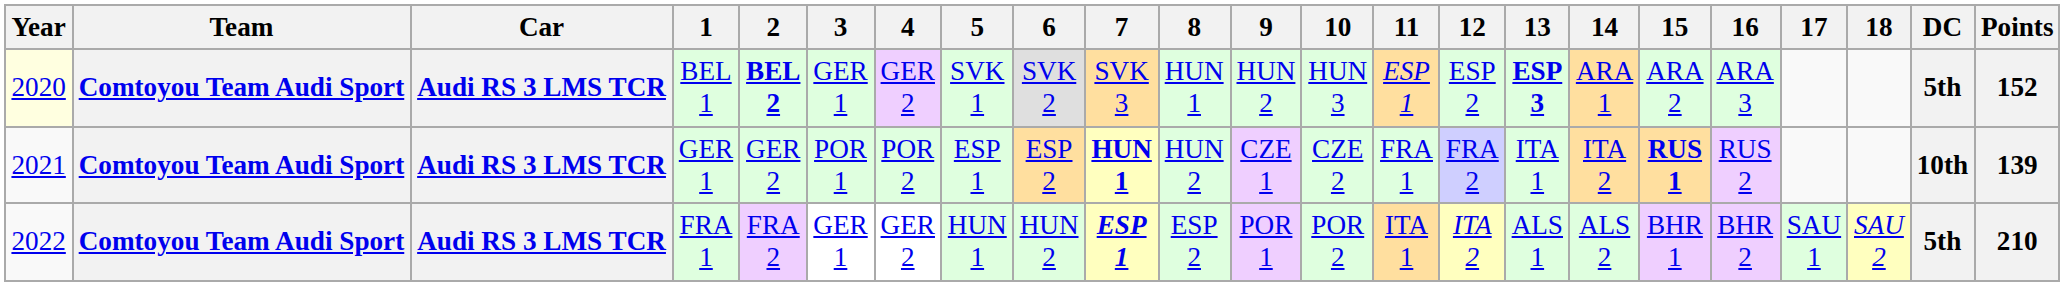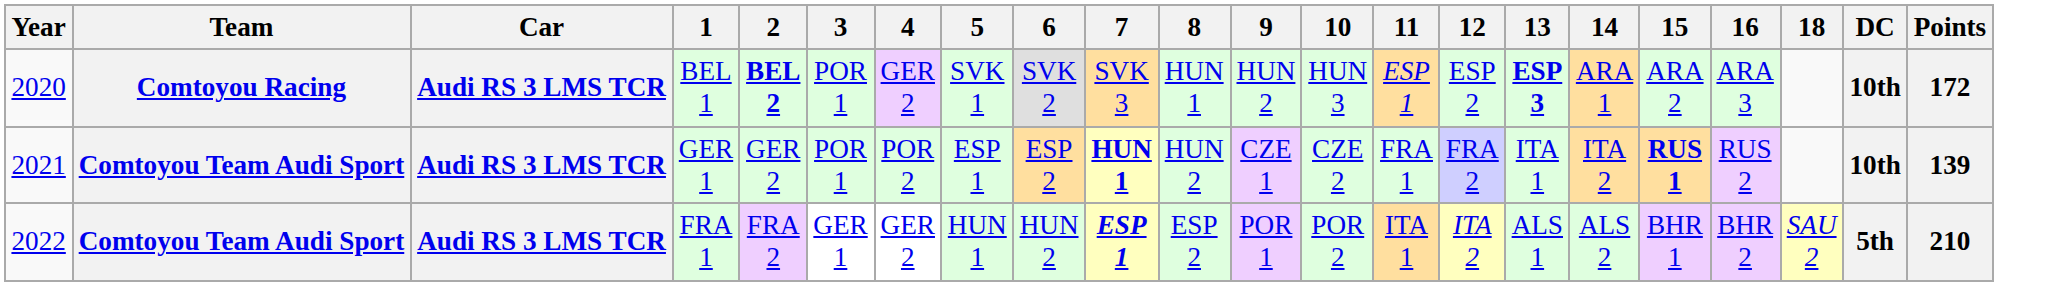- column: (1814, 26)
(39, 87) lightyellow background -> (39, 87) no background
(241, 87) Comtoyou Team Audi Sport -> (241, 87) Comtoyou Racing
(841, 87) GER 1 -> (841, 87) POR 1
(1942, 87) 5th -> (1875, 87) 10th
(2017, 87) 152 -> (1950, 87) 172
